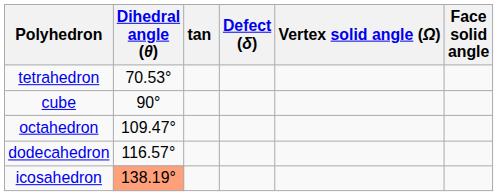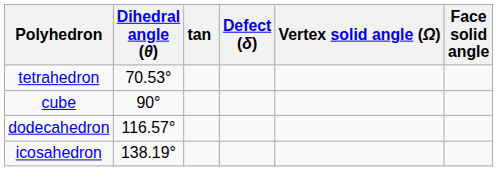- row: (59, 128)
(148, 178) lightsalmon background -> (148, 153) no background
